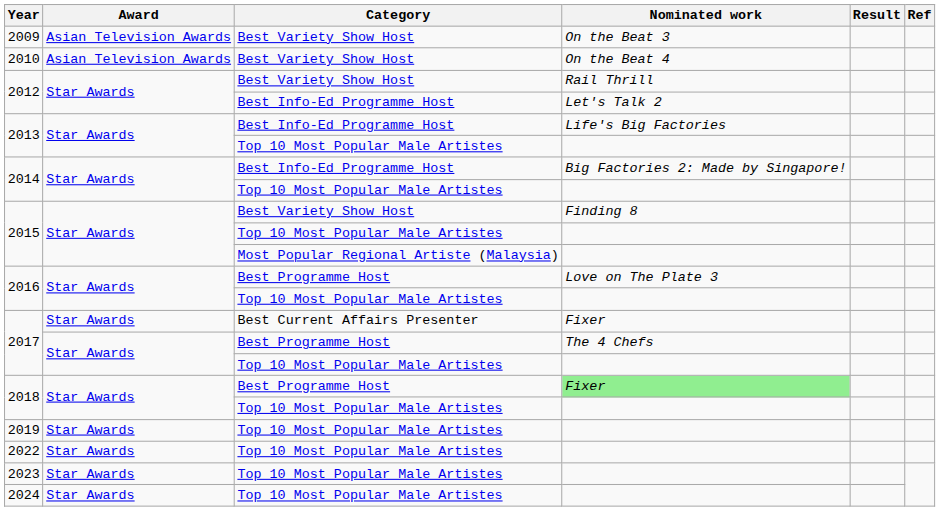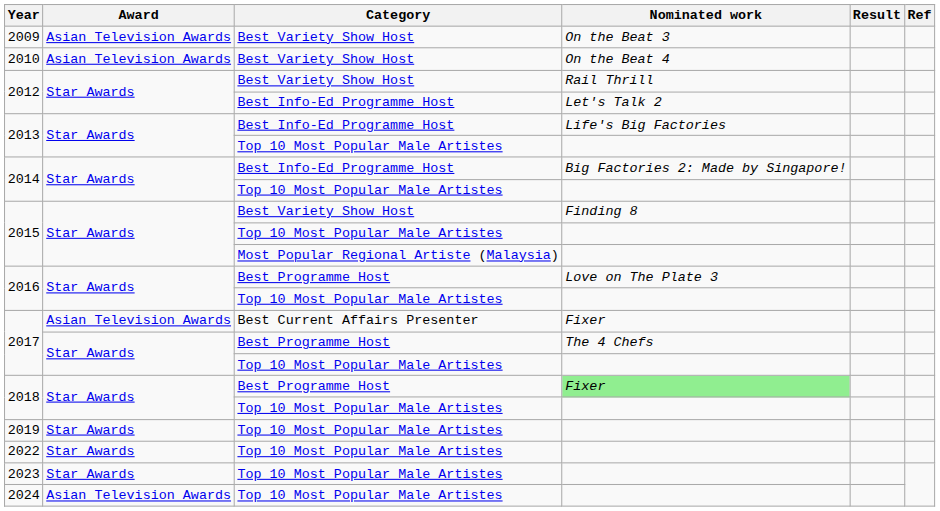(90, 321) Star Awards -> (139, 321) Asian Television Awards
(90, 496) Star Awards -> (139, 496) Asian Television Awards
